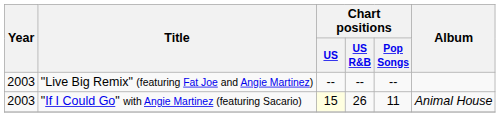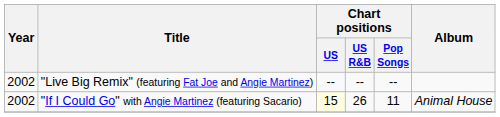(21, 82) 2003 -> (21, 82) 2002
(21, 101) 2003 -> (21, 101) 2002
